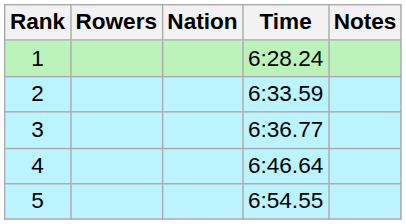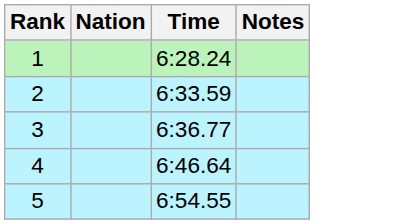- column: (116, 22)
